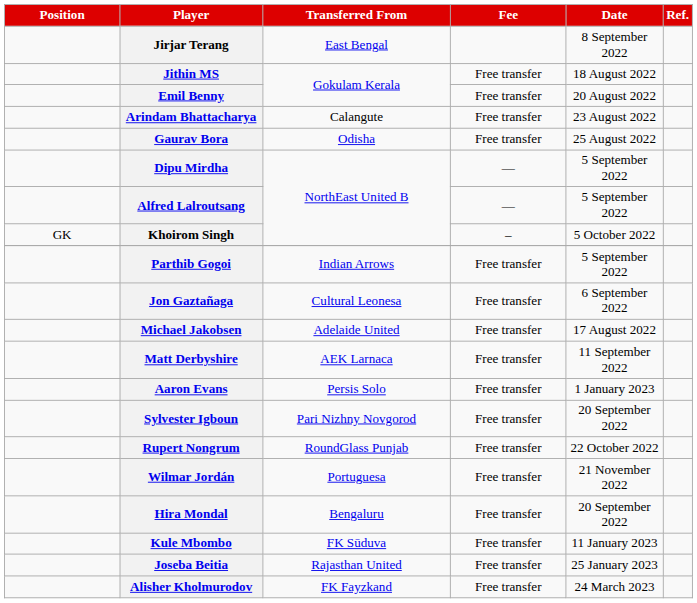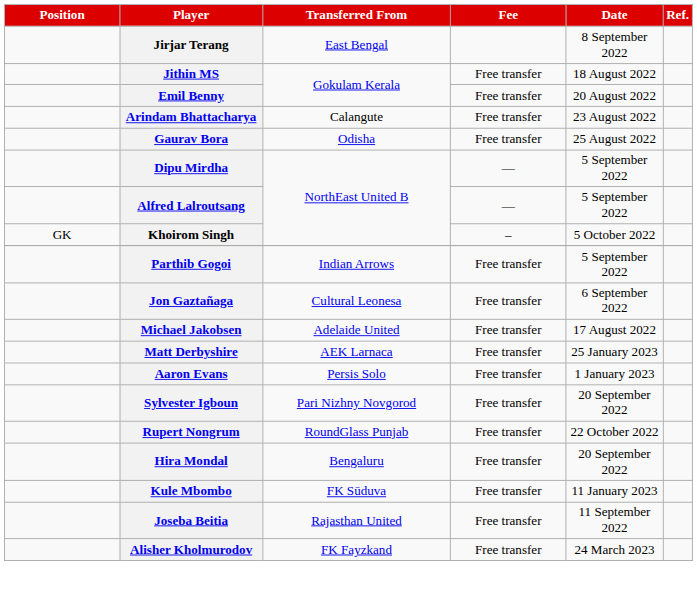(614, 360) 11 September 2022 -> (614, 352) 25 January 2023
- row: (191, 477)
(614, 565) 25 January 2023 -> (614, 520) 11 September 2022
